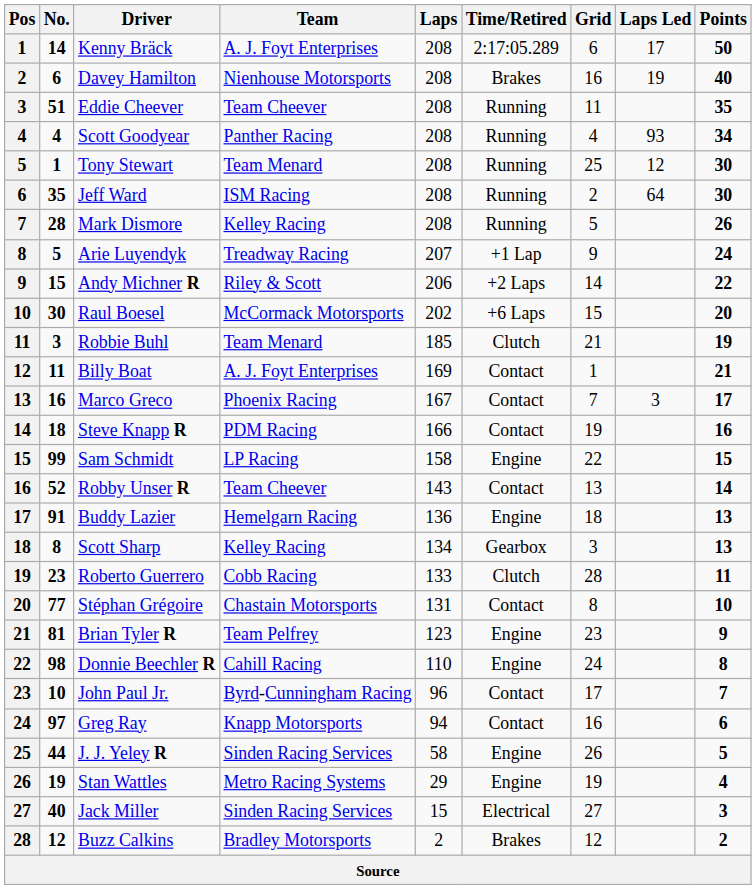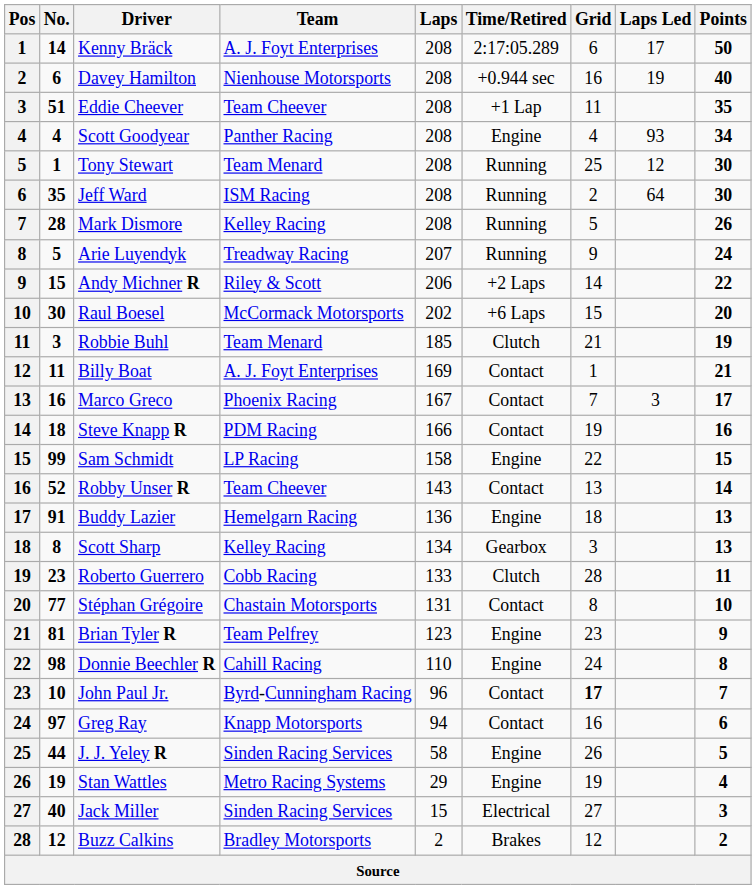(516, 77) Brakes -> (516, 77) +0.944 sec
(516, 107) Running -> (516, 107) +1 Lap
(516, 136) Running -> (516, 136) Engine
(516, 253) +1 Lap -> (516, 253) Running
(593, 693) normal -> (593, 693) bold
